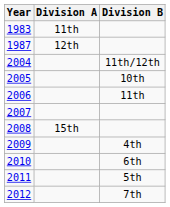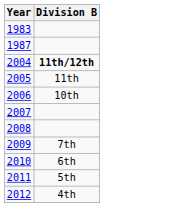- column: (67, 13)
(132, 62) normal -> (67, 62) bold
(132, 79) 10th -> (67, 79) 11th
(132, 95) 11th -> (67, 95) 10th
(132, 145) 4th -> (67, 145) 7th
(132, 194) 7th -> (67, 194) 4th
